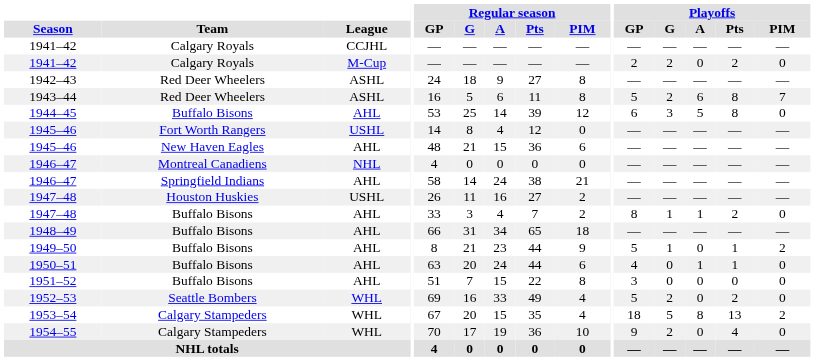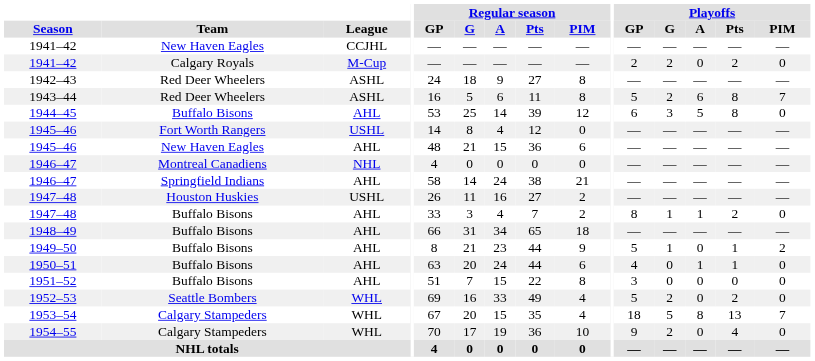(212, 46) Calgary Royals -> (212, 46) New Haven Eagles
(782, 314) 2 -> (782, 314) 7
